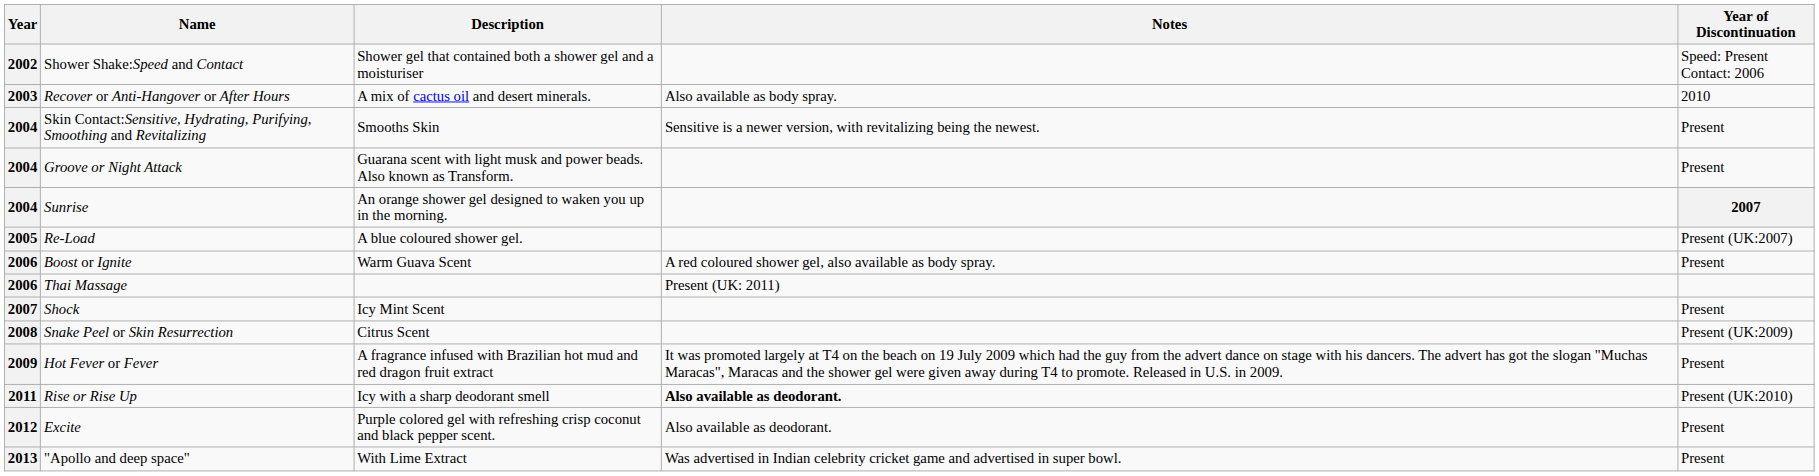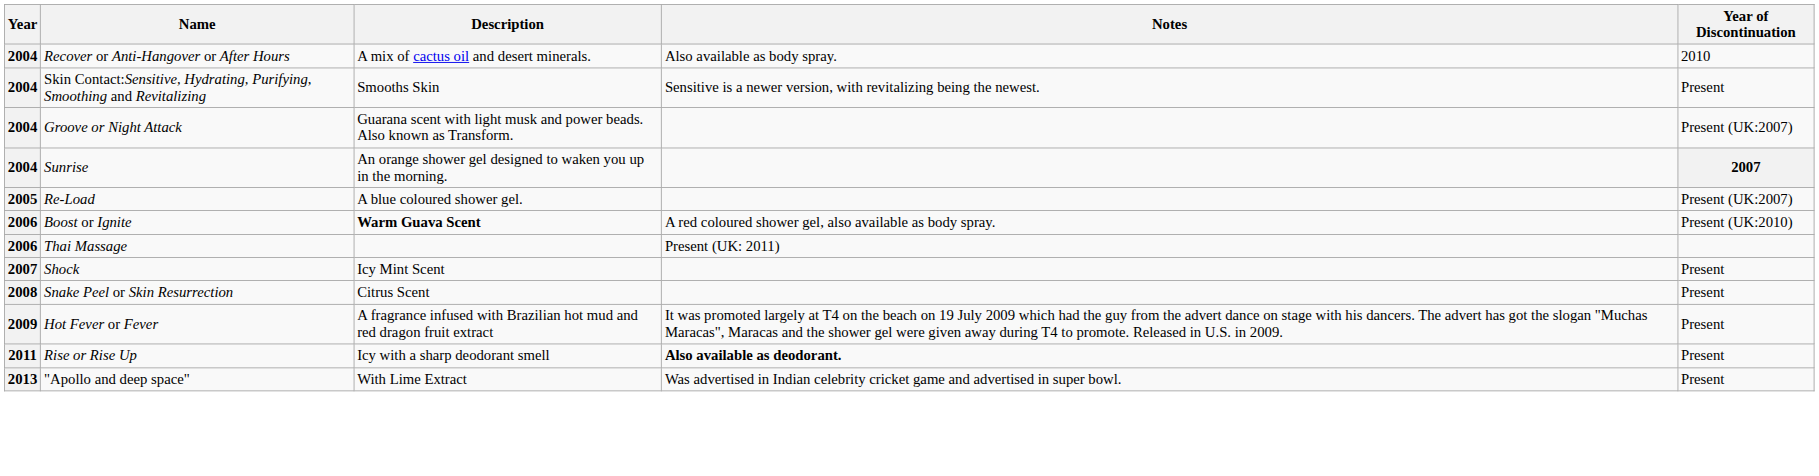- row: (144, 64)
(23, 95) 2003 -> (23, 56) 2004
(1703, 167) Present -> (1737, 127) Present (UK:2007)
(414, 262) normal -> (419, 222) bold
(1703, 262) Present -> (1737, 222) Present (UK:2010)
(1737, 332) Present (UK:2009) -> (1703, 292) Present
(1737, 395) Present (UK:2010) -> (1703, 355) Present
- row: (62, 427)
